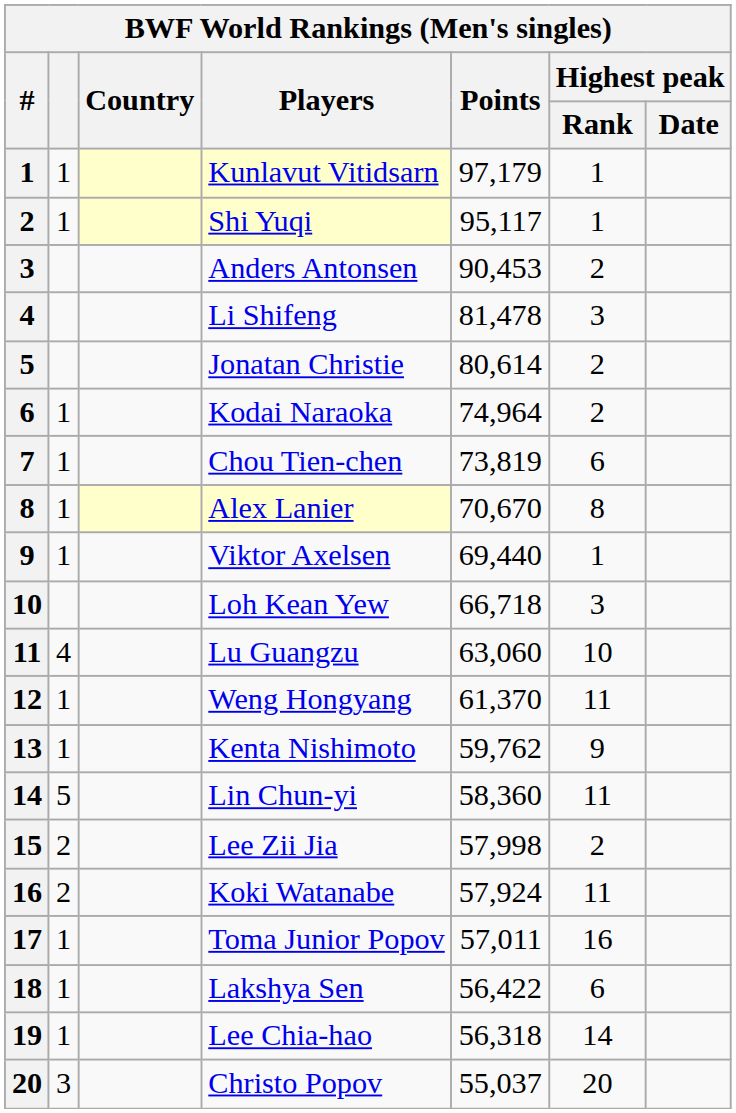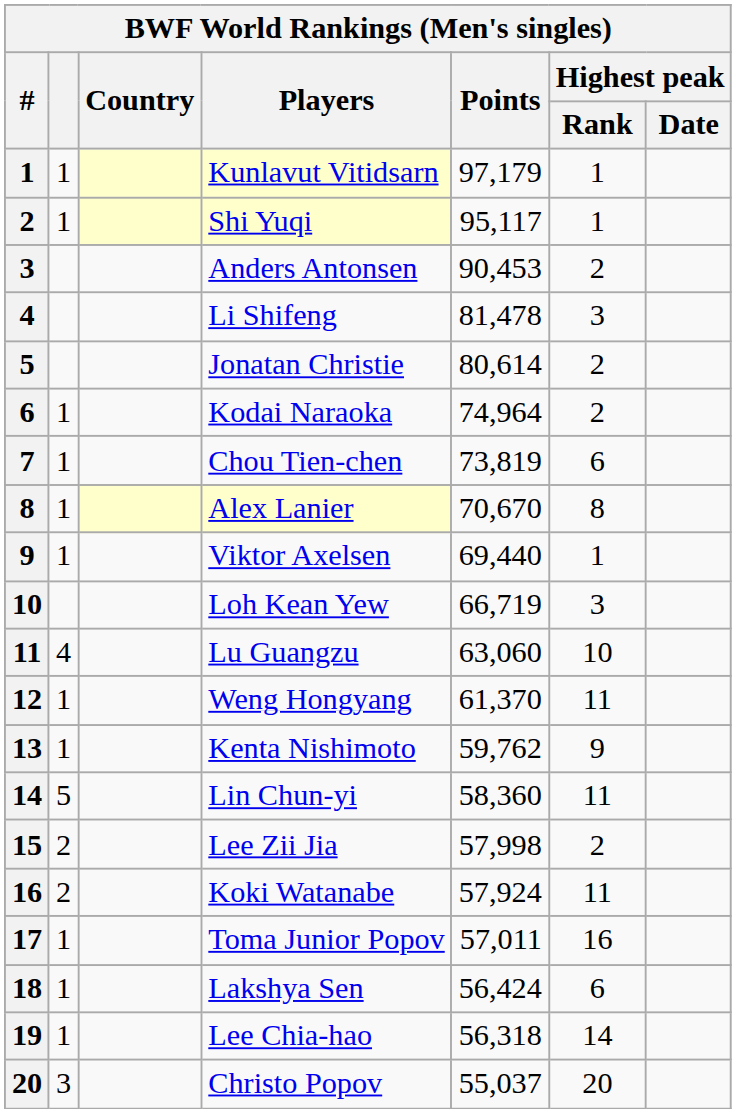(500, 603) 66,718 -> (500, 603) 66,719
(500, 987) 56,422 -> (500, 987) 56,424
